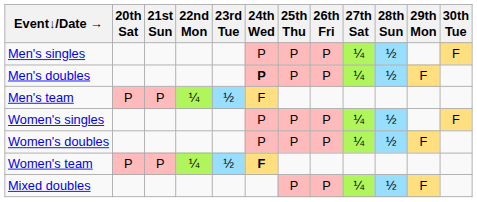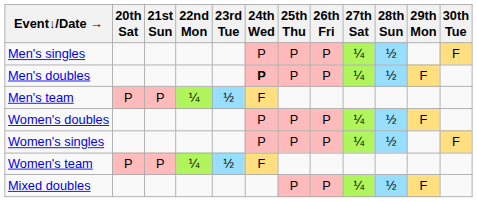rows swapped: (56, 120) <-> (59, 142)
(262, 164) bold -> (262, 164) normal
